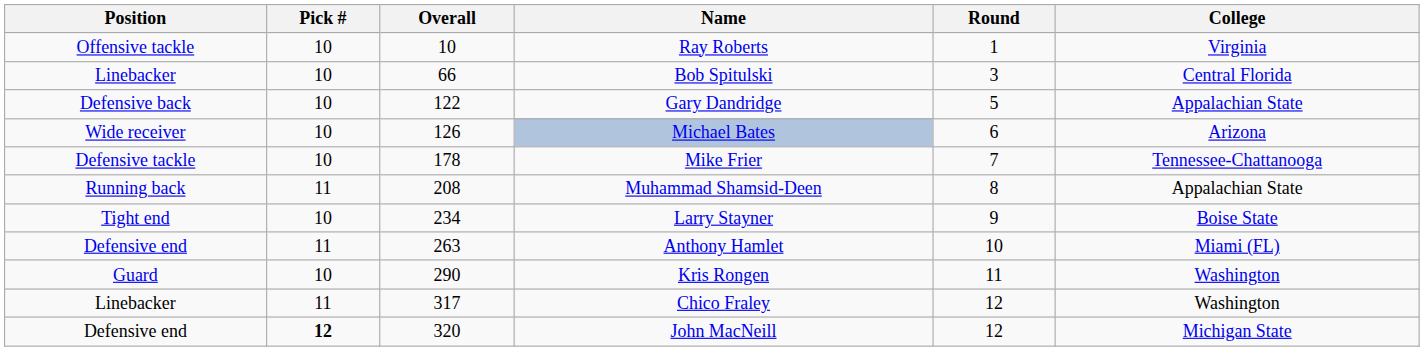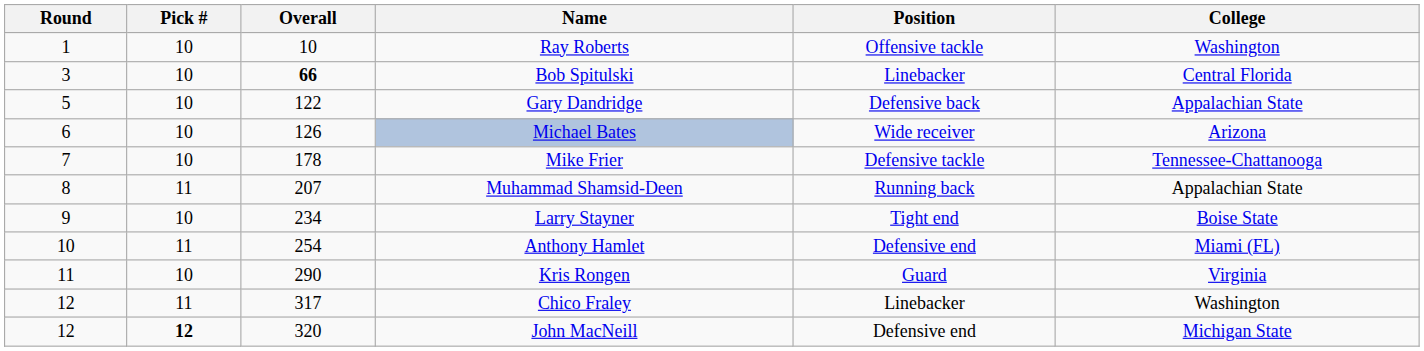columns swapped: (994, 18) <-> (135, 18)
(1237, 47) Virginia -> (1237, 47) Washington
(447, 75) normal -> (308, 75) bold
(447, 189) 208 -> (308, 189) 207
(447, 246) 263 -> (308, 246) 254
(1237, 274) Washington -> (1237, 274) Virginia
